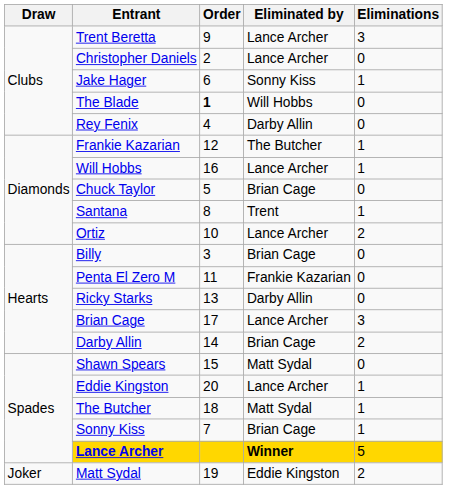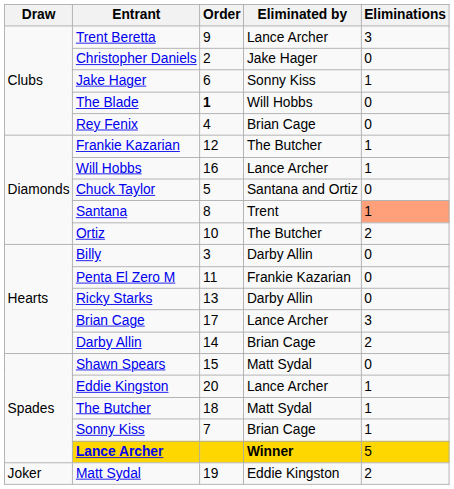(287, 59) Lance Archer -> (282, 59) Jake Hager
(280, 124) Darby Allin -> (281, 124) Brian Cage
(281, 189) Brian Cage -> (302, 189) Santana and Ortiz
(361, 211) no background -> (368, 211) lightsalmon background
(287, 233) Lance Archer -> (284, 233) The Butcher
(281, 255) Brian Cage -> (280, 255) Darby Allin
